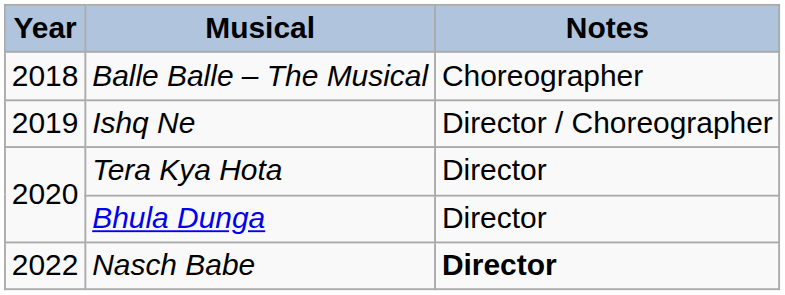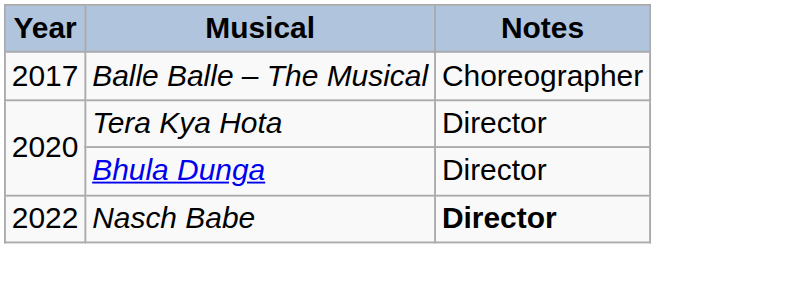(45, 75) 2018 -> (45, 75) 2017
- row: (144, 123)
